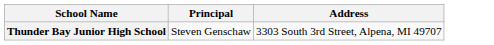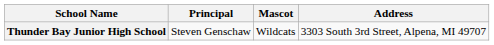+ column: (276, 13)
